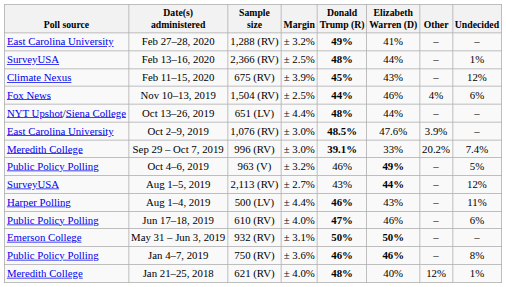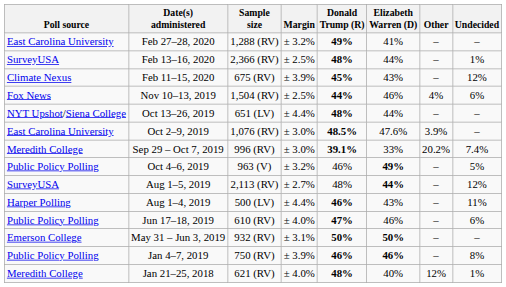(342, 184) 43% -> (342, 184) 48%
(299, 256) ± 3.6% -> (299, 256) ± 3.9%
